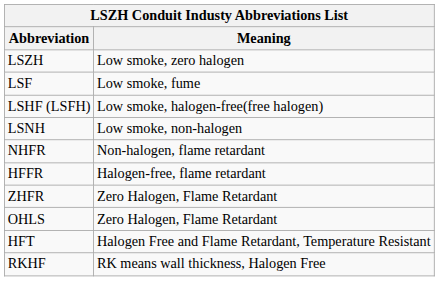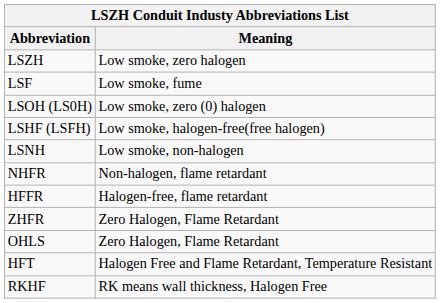+ row: (50, 106)
